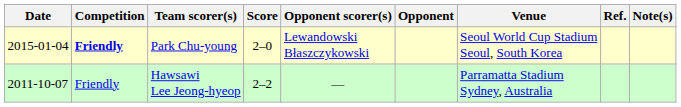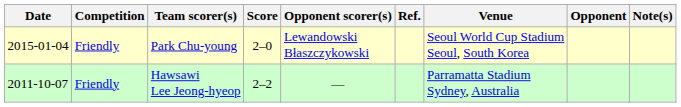columns swapped: (426, 15) <-> (615, 15)
(99, 45) bold -> (97, 45) normal
